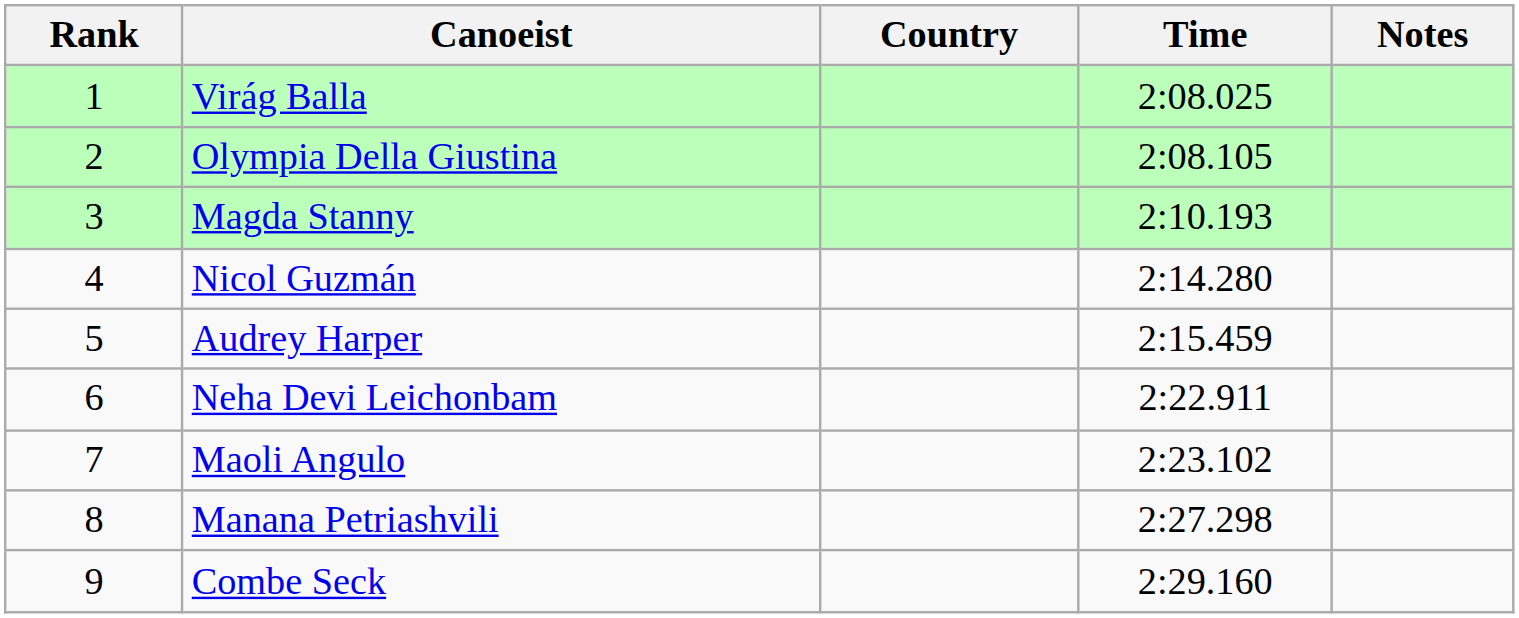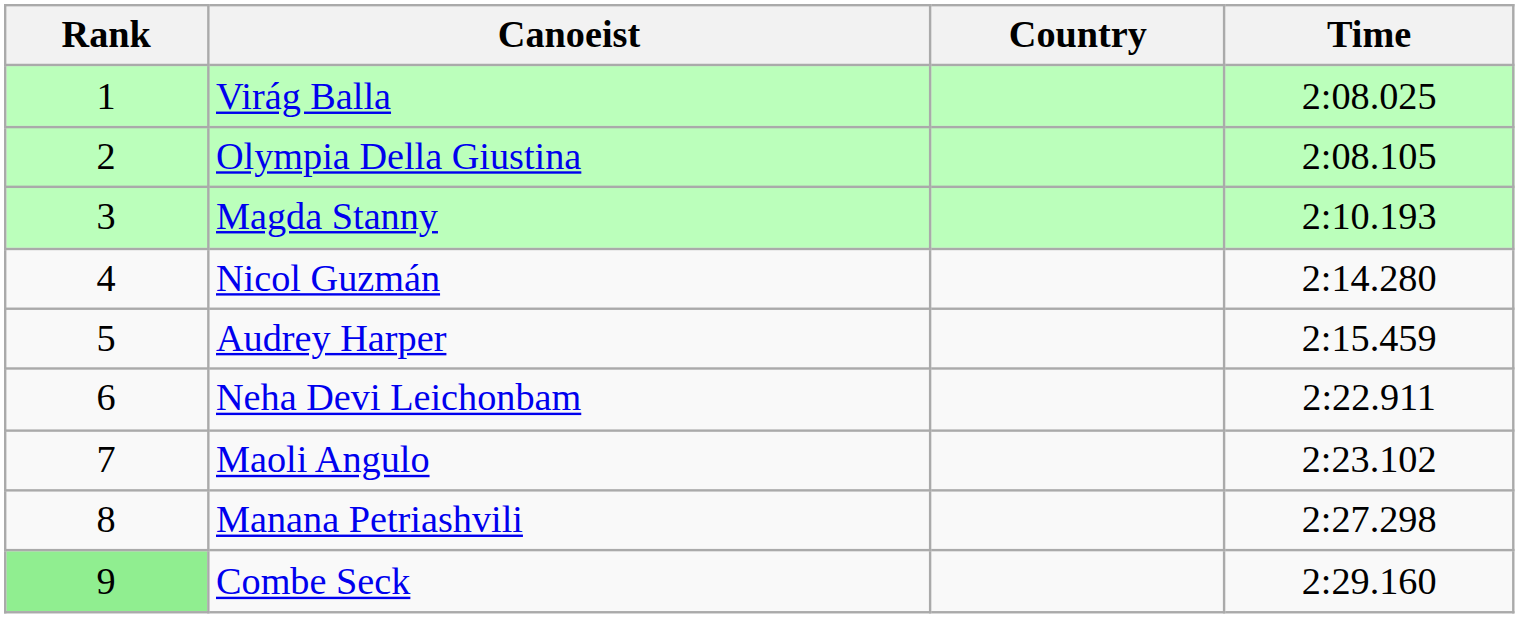- column: (1423, 34)
(94, 580) no background -> (106, 580) lightgreen background
